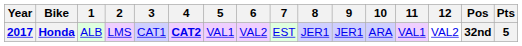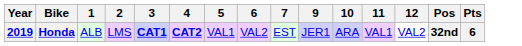- column: (315, 13)
(20, 32) 2017 -> (20, 32) 2019
(152, 32) normal -> (152, 32) bold
(506, 32) 5 -> (473, 32) 6
